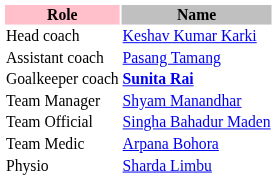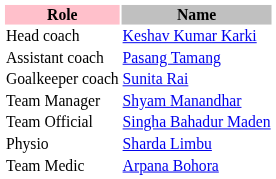(158, 79) bold -> (155, 79) normal
rows swapped: (27, 165) <-> (45, 144)
